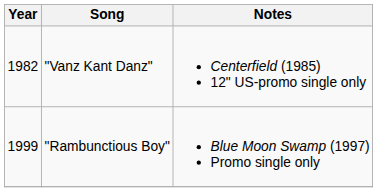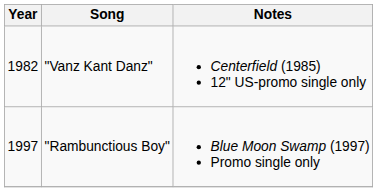(23, 146) 1999 -> (23, 146) 1997
